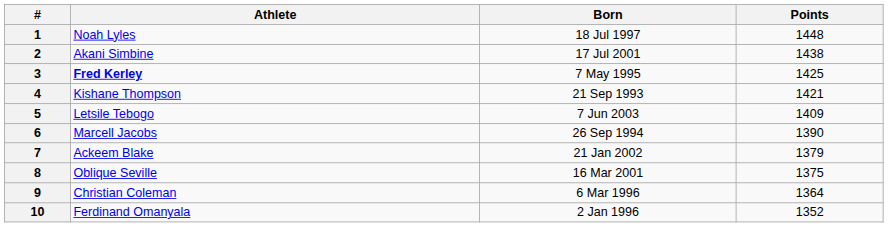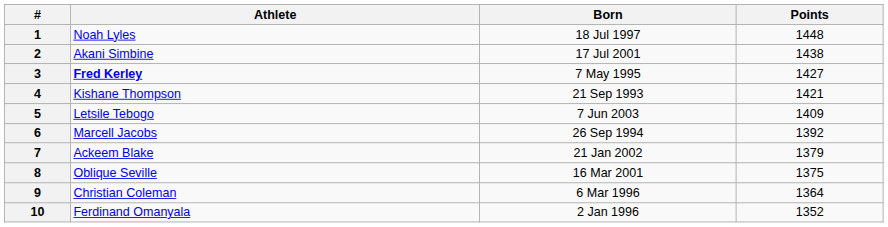(810, 74) 1425 -> (810, 74) 1427
(810, 133) 1390 -> (810, 133) 1392
